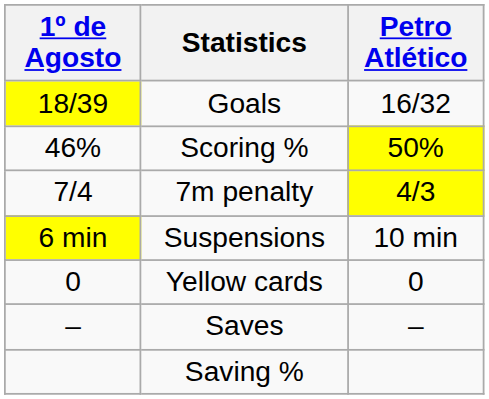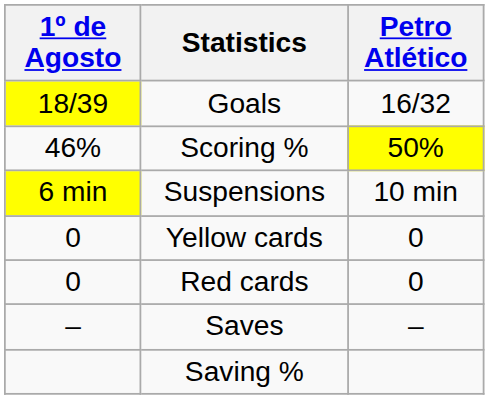- row: (244, 192)
+ row: (244, 281)
